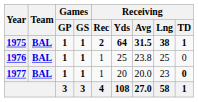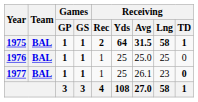(165, 43) 38 -> (165, 43) 58
(143, 58) 23.8 -> (143, 58) 25.0
(122, 74) 20 -> (122, 74) 25
(143, 74) 20.0 -> (143, 74) 26.1
